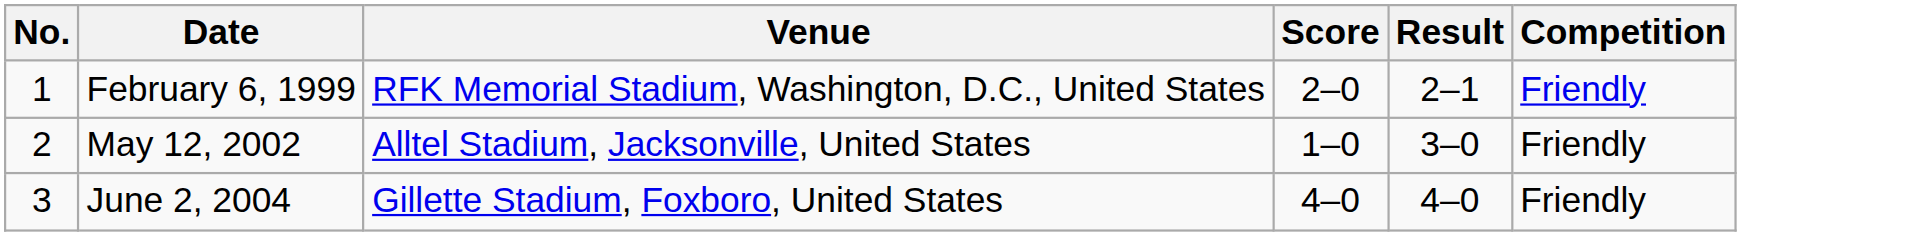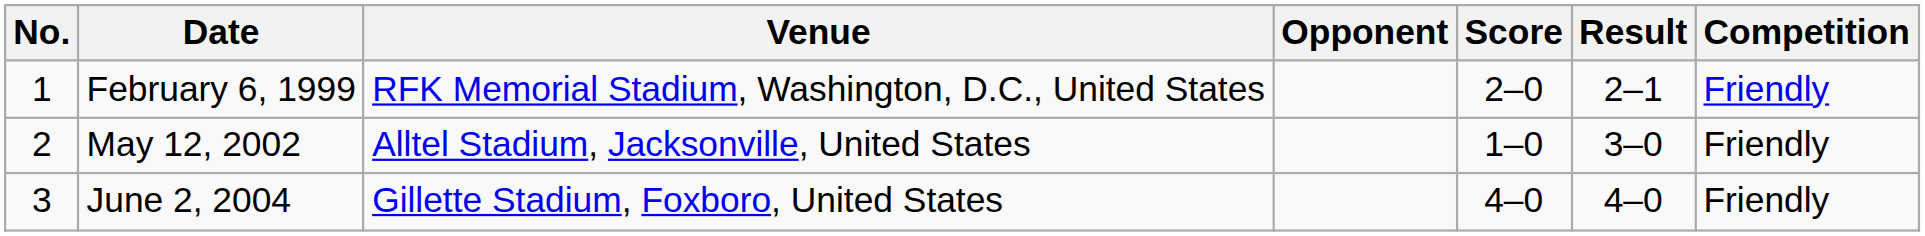+ column: (1365, 32)
